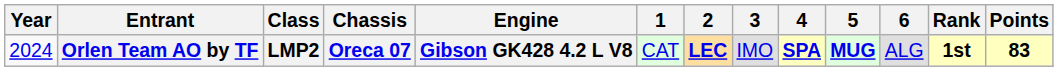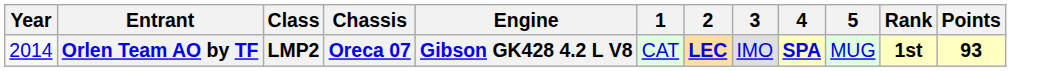- column: (904, 20)
(31, 50) 2024 -> (31, 50) 2014
(853, 50) bold -> (853, 50) normal
(1019, 50) 83 -> (971, 50) 93
